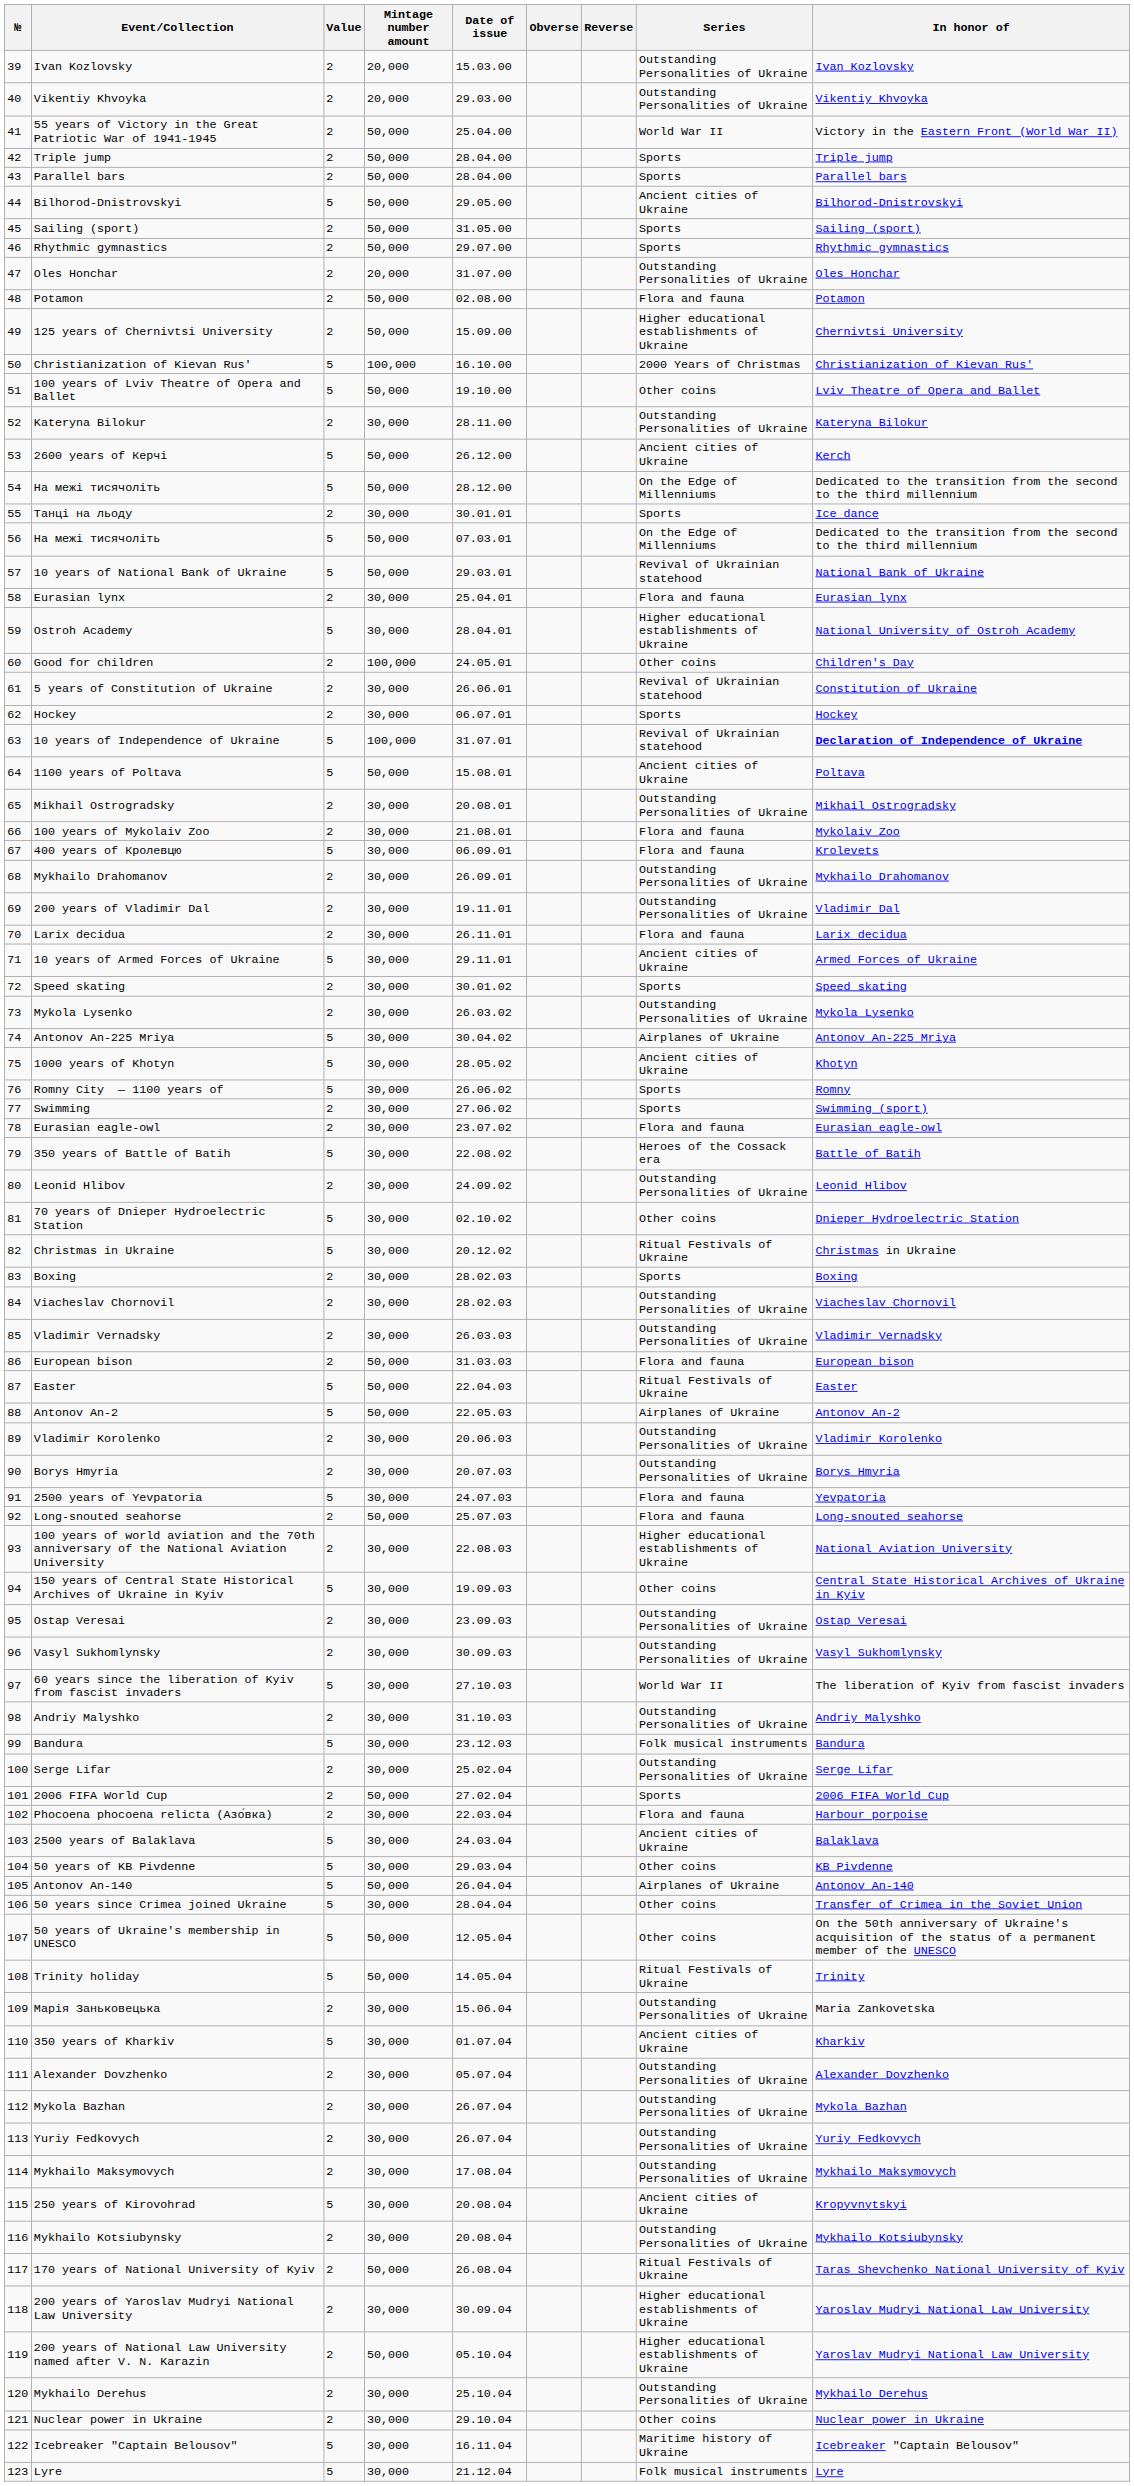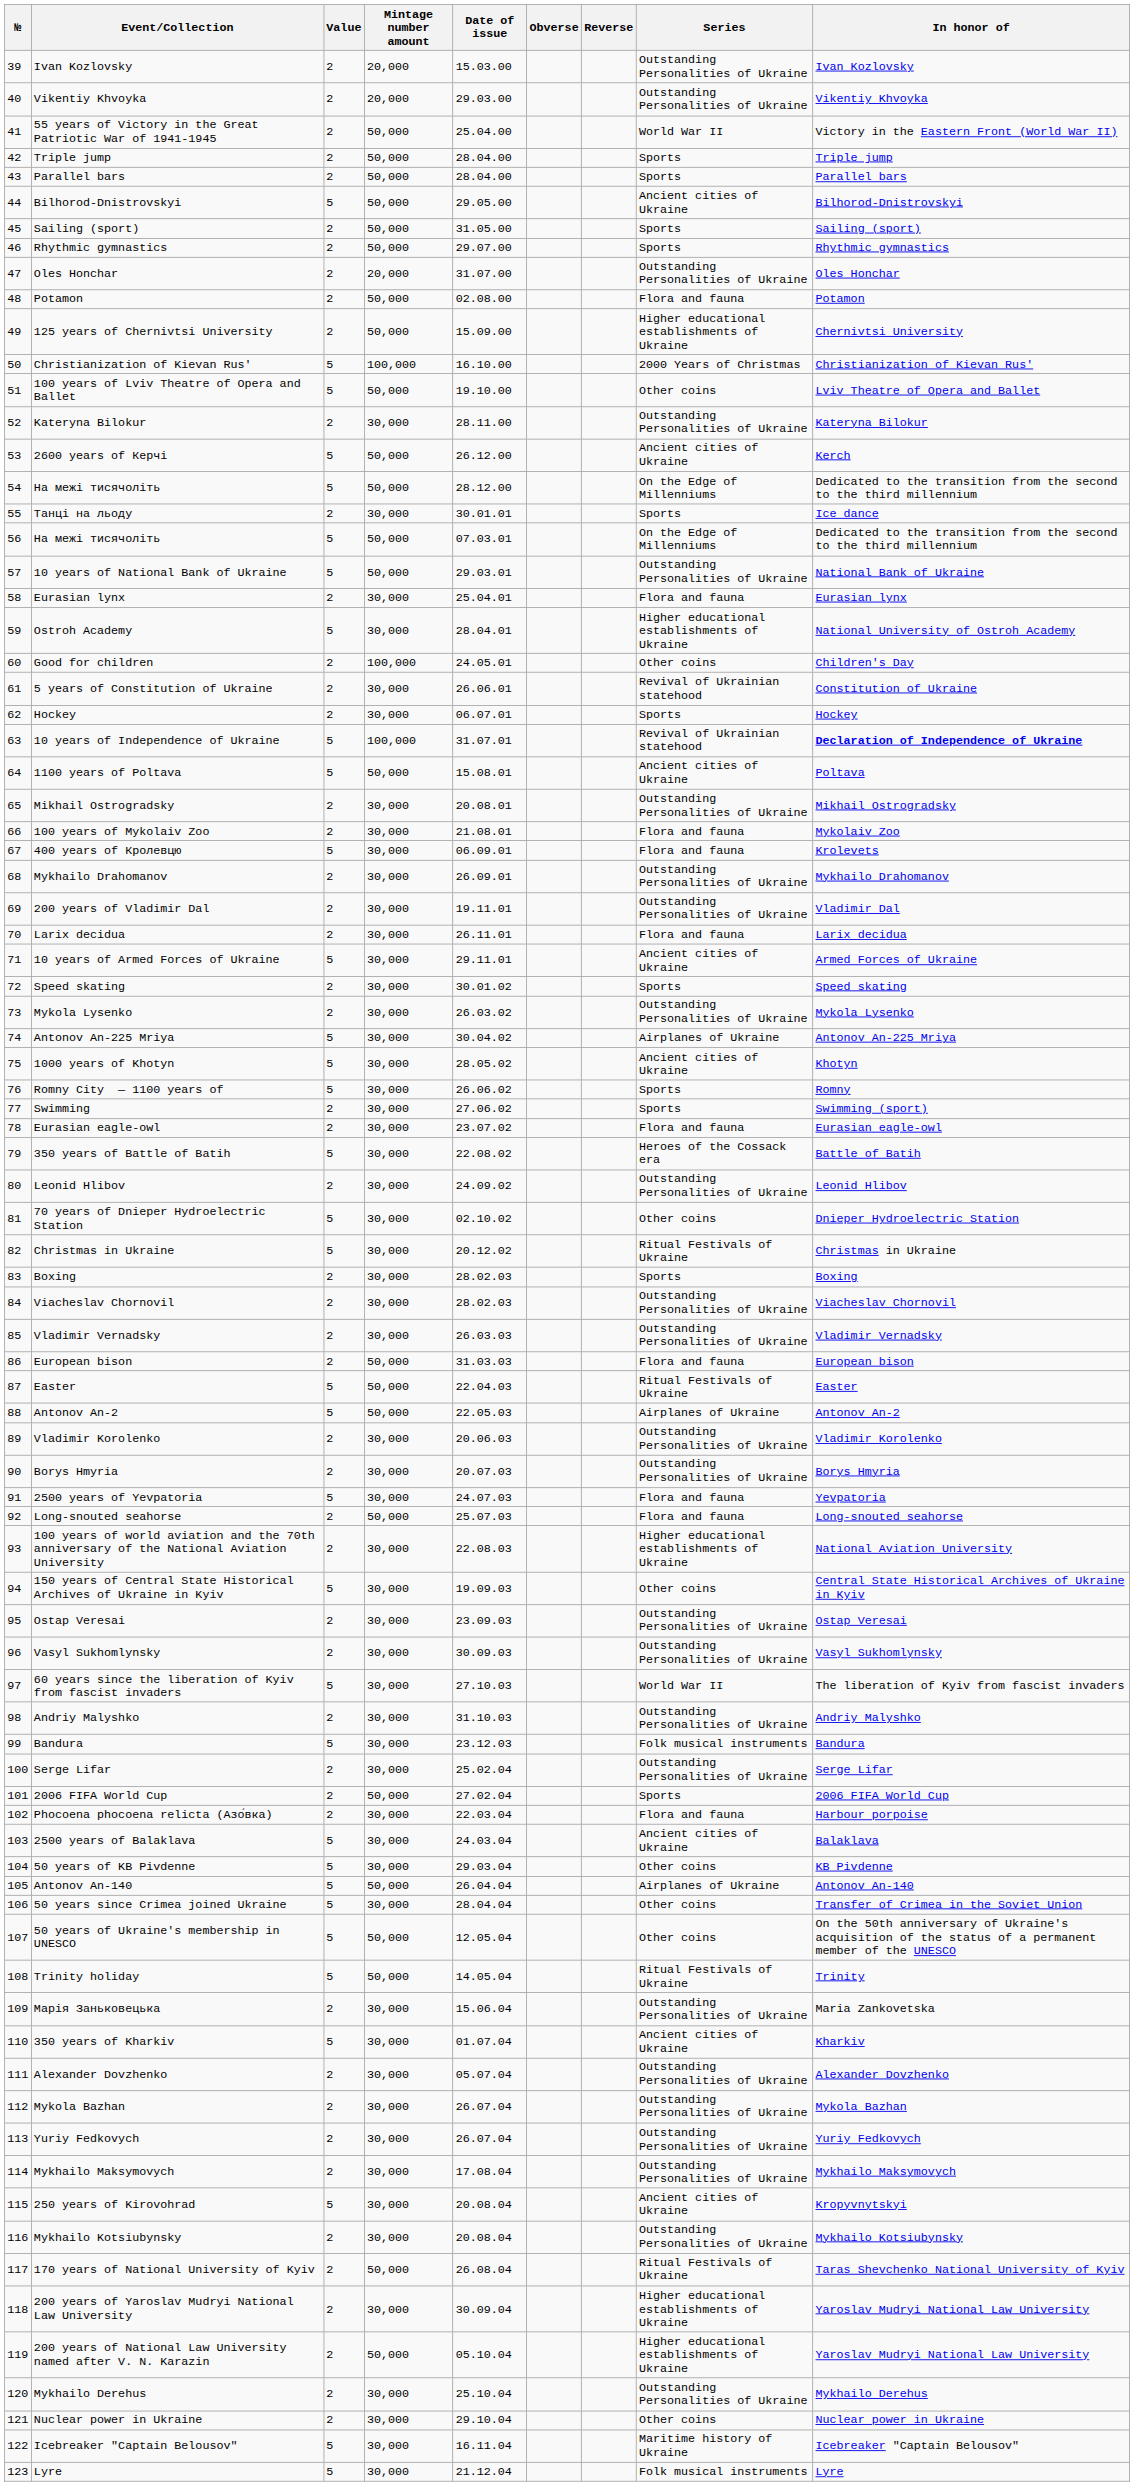(709, 572) Revival of Ukrainian statehood -> (723, 572) Outstanding Personalities of Ukraine
